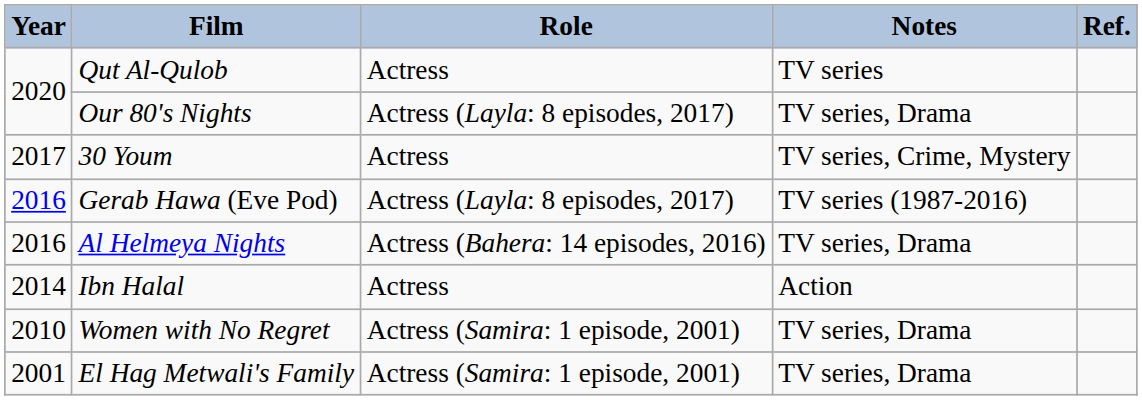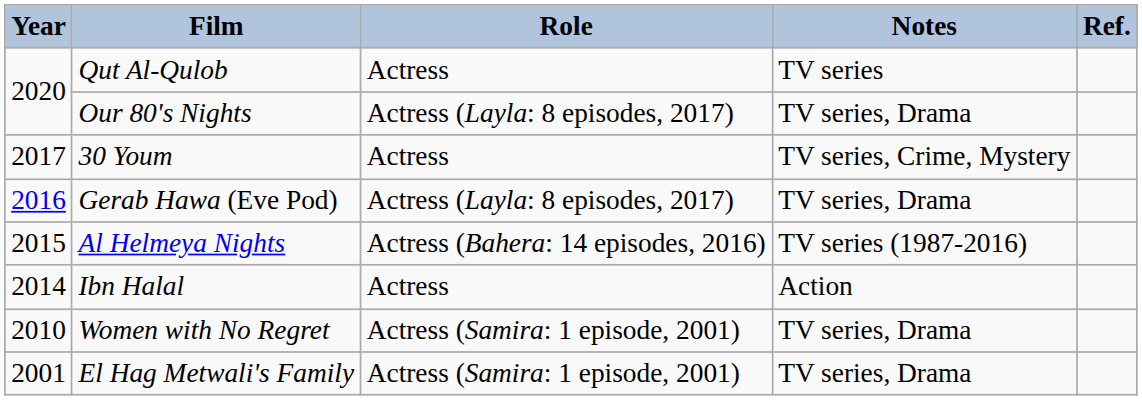(903, 199) TV series (1987-2016) -> (875, 199) TV series, Drama
(39, 243) 2016 -> (39, 243) 2015
(875, 243) TV series, Drama -> (903, 243) TV series (1987-2016)
